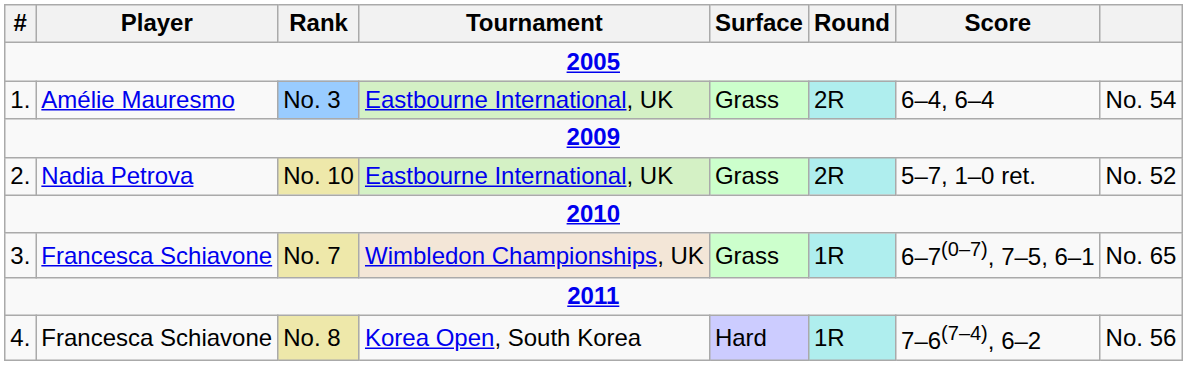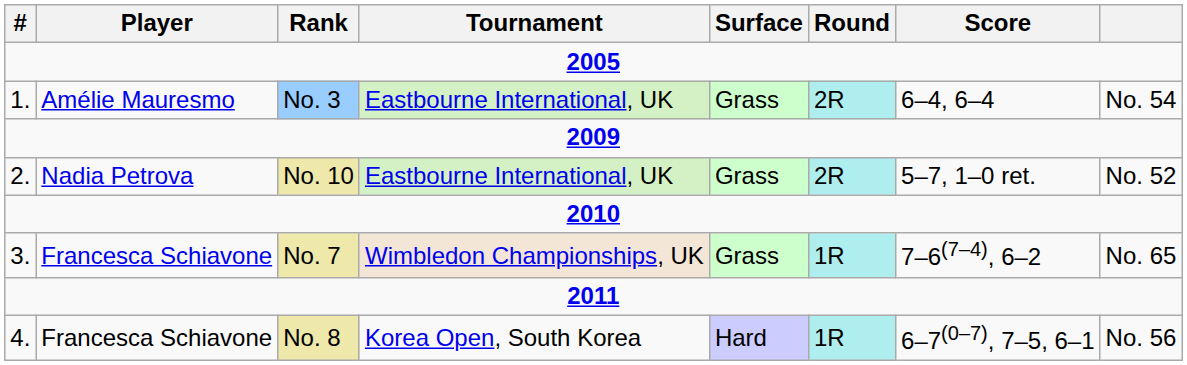(998, 255) 6–7(0–7), 7–5, 6–1 -> (971, 255) 7–6(7–4), 6–2
(971, 337) 7–6(7–4), 6–2 -> (998, 337) 6–7(0–7), 7–5, 6–1
